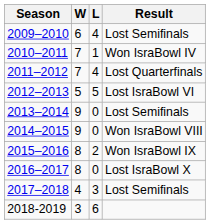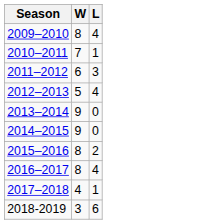- column: (154, 14)
(78, 33) 6 -> (78, 33) 8
(78, 72) 7 -> (78, 72) 6
(95, 72) 4 -> (95, 72) 3
(95, 92) 5 -> (95, 92) 4
(95, 170) 0 -> (95, 170) 4
(95, 190) 3 -> (95, 190) 1
